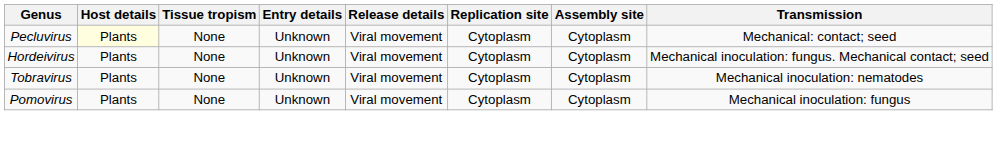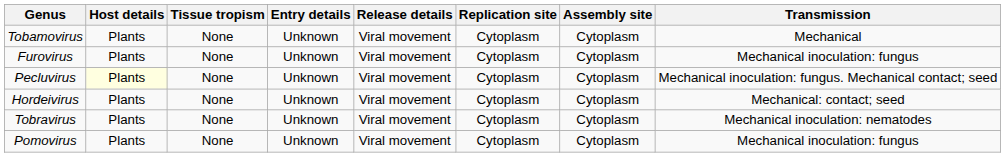+ row: (45, 36)
+ row: (45, 57)
(820, 36) Mechanical: contact; seed -> (828, 78) Mechanical inoculation: fungus. Mechanical contact; seed
(820, 57) Mechanical inoculation: fungus. Mechanical contact; seed -> (828, 99) Mechanical: contact; seed
